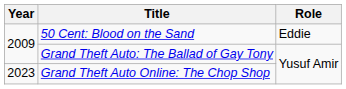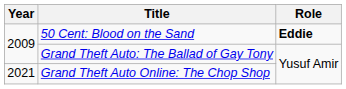(295, 34) normal -> (296, 34) bold
(21, 73) 2023 -> (21, 73) 2021
